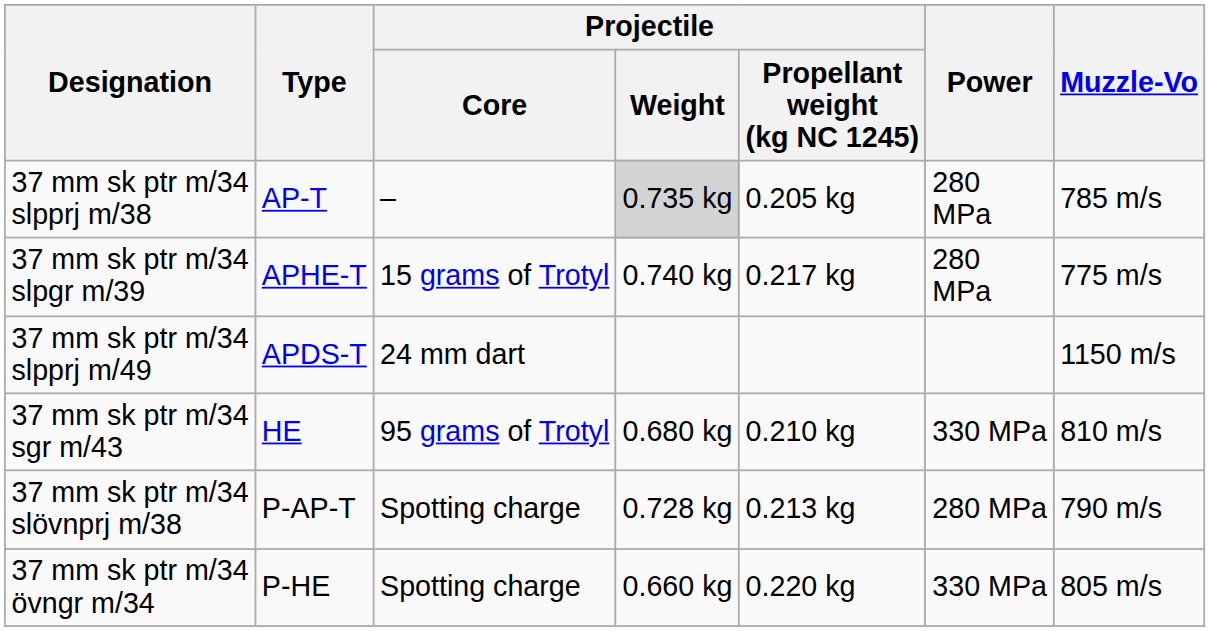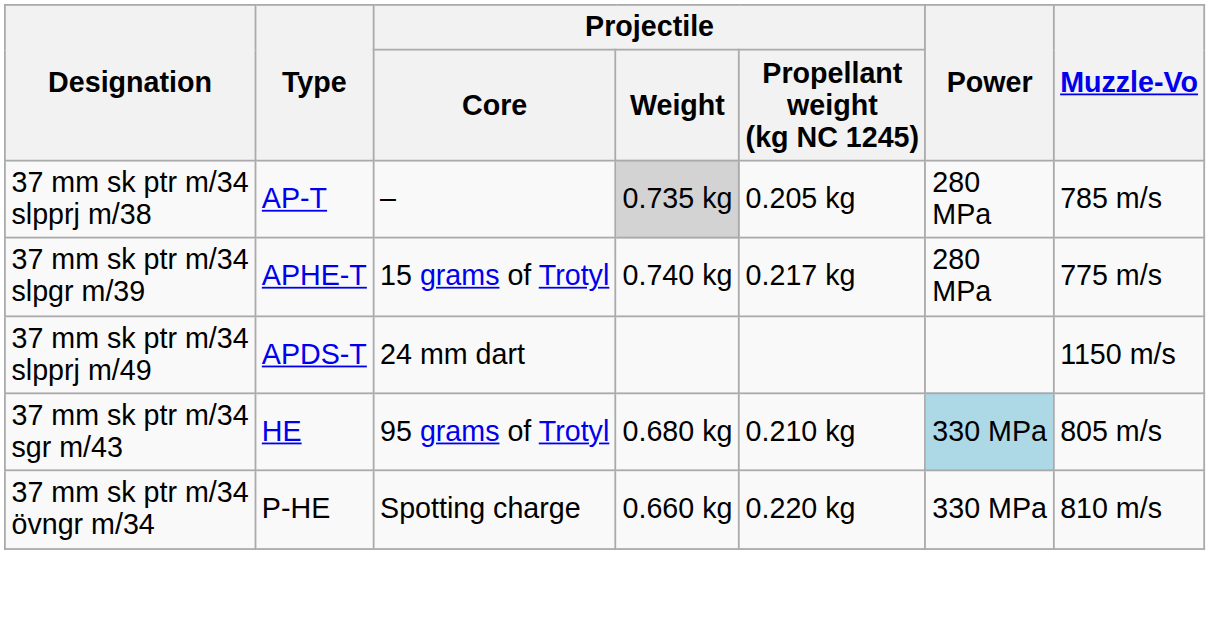(990, 431) no background -> (990, 431) lightblue background
(1111, 431) 810 m/s -> (1111, 431) 805 m/s
- row: (130, 509)
(1111, 586) 805 m/s -> (1111, 509) 810 m/s
